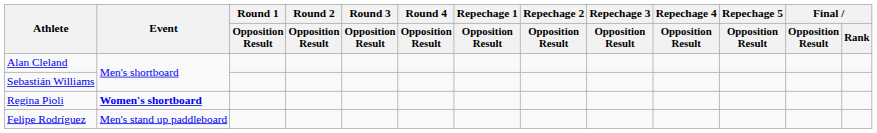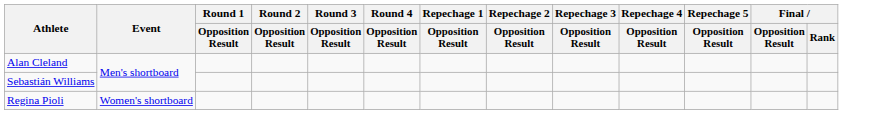(151, 100) bold -> (146, 100) normal
- row: (46, 119)
